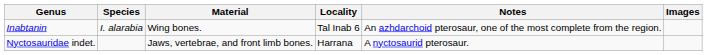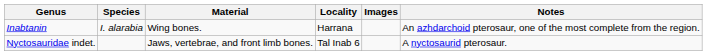columns swapped: (513, 12) <-> (683, 12)
(339, 27) Tal Inab 6 -> (335, 27) Harrana
(335, 43) Harrana -> (339, 43) Tal Inab 6
